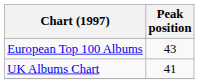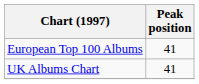(170, 48) 43 -> (170, 48) 41
